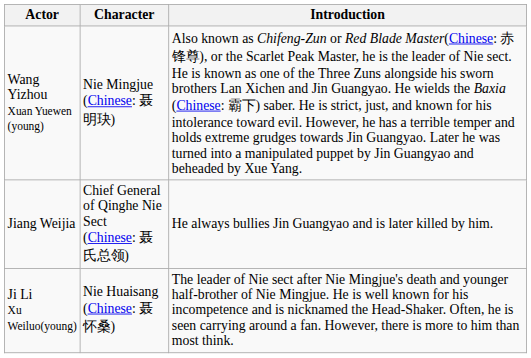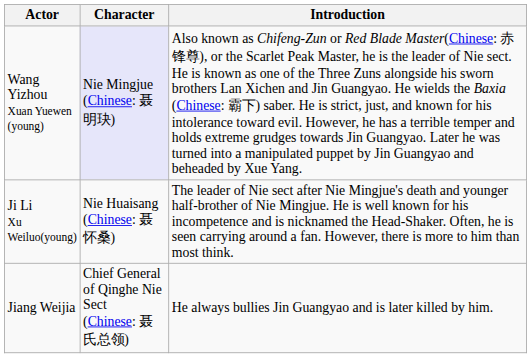(118, 102) no background -> (118, 102) lavender background
rows swapped: (42, 310) <-> (42, 224)
